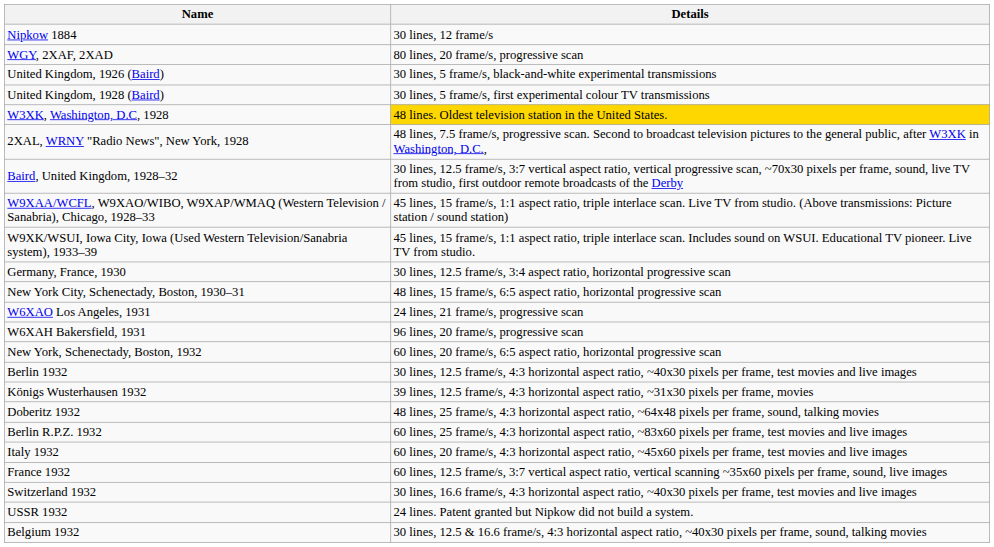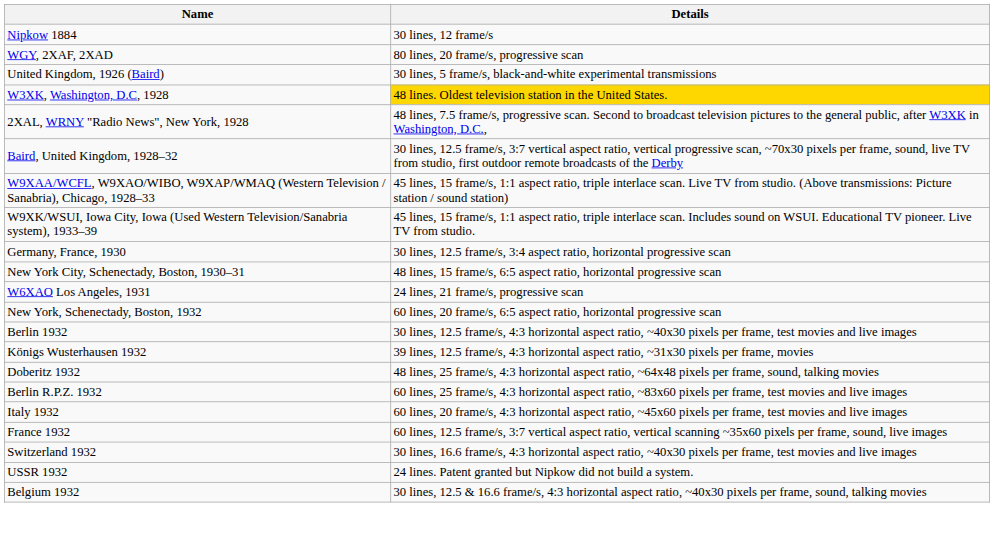- row: (86, 94)
- row: (77, 332)
